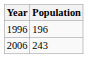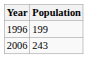(40, 29) 196 -> (40, 29) 199
